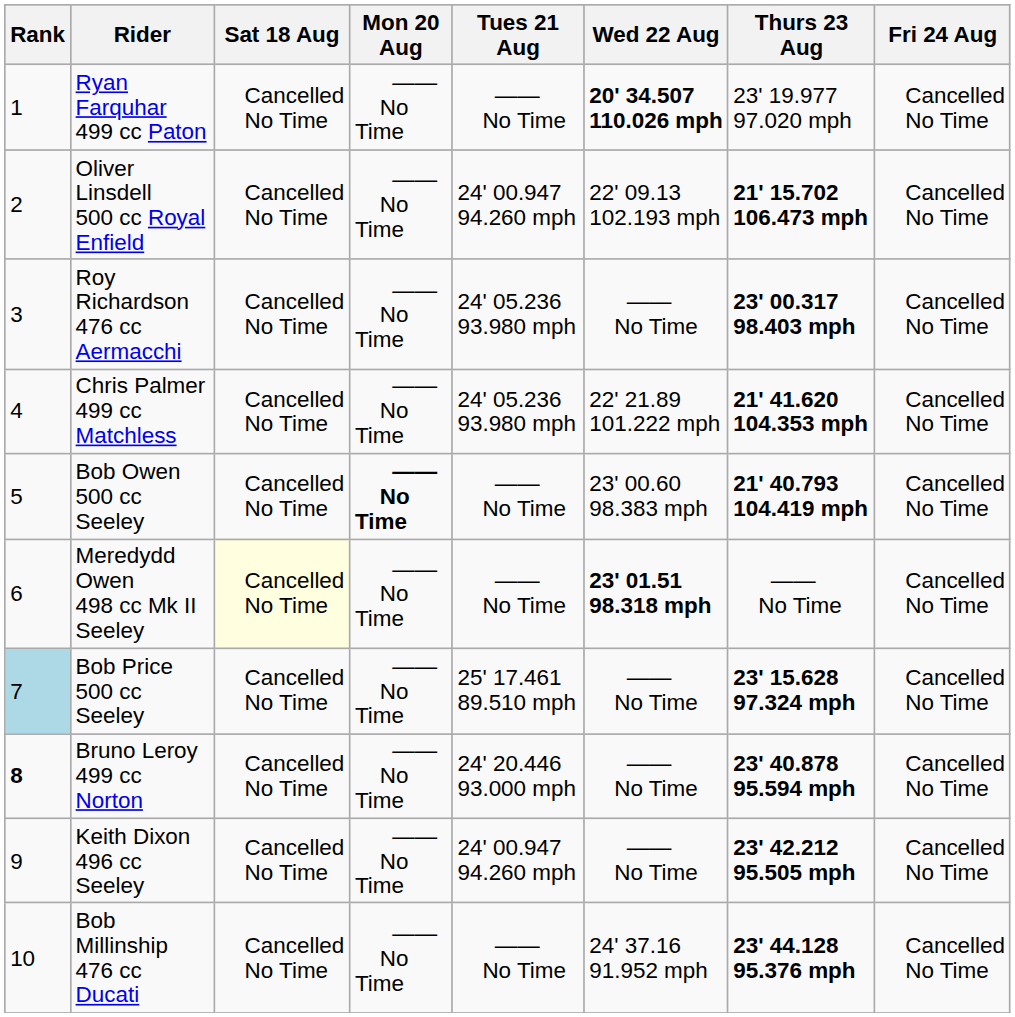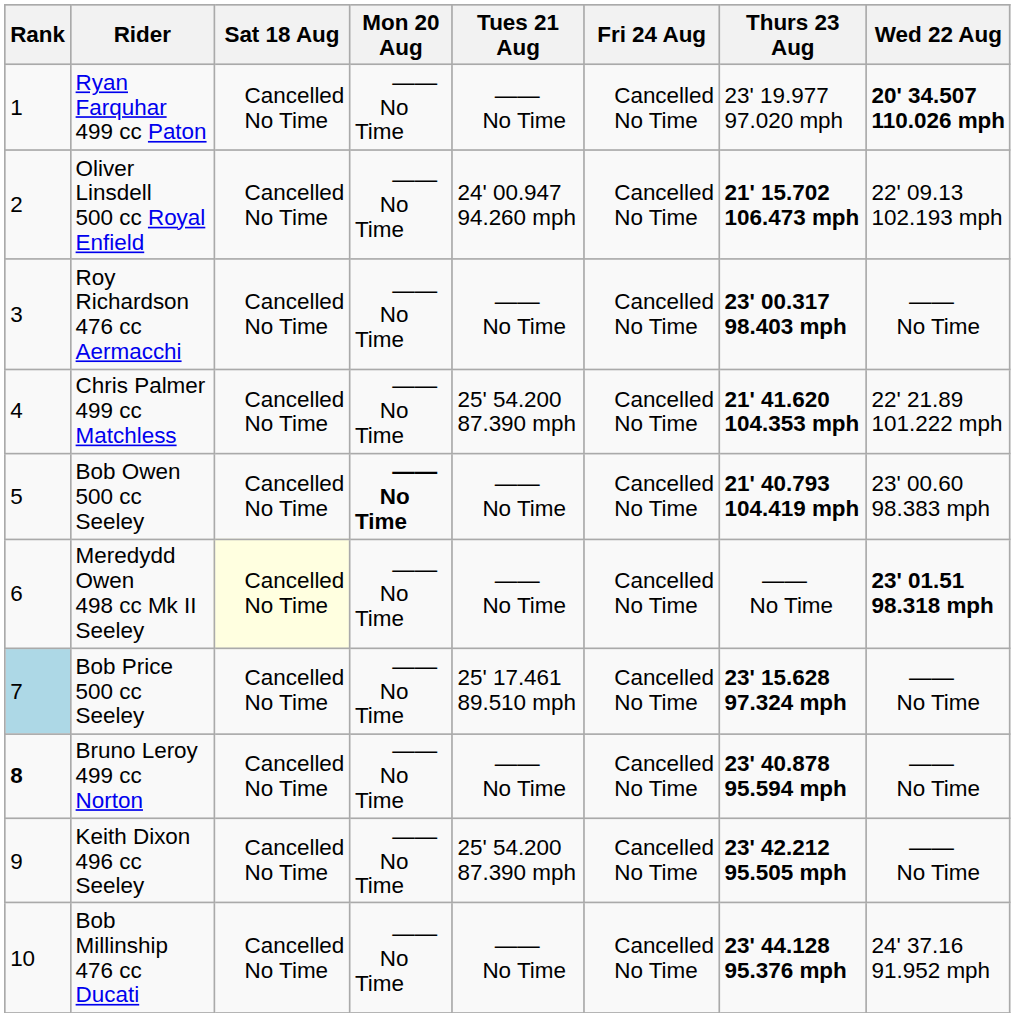columns swapped: (656, 34) <-> (943, 34)
(517, 314) 24' 05.236 93.980 mph -> (512, 314) —— No Time
(517, 411) 24' 05.236 93.980 mph -> (517, 411) 25' 54.200 87.390 mph
(517, 775) 24' 20.446 93.000 mph -> (512, 775) —— No Time
(517, 860) 24' 00.947 94.260 mph -> (517, 860) 25' 54.200 87.390 mph
